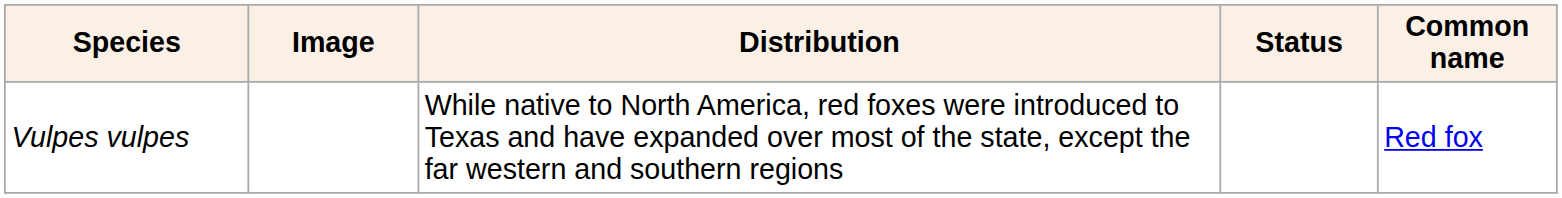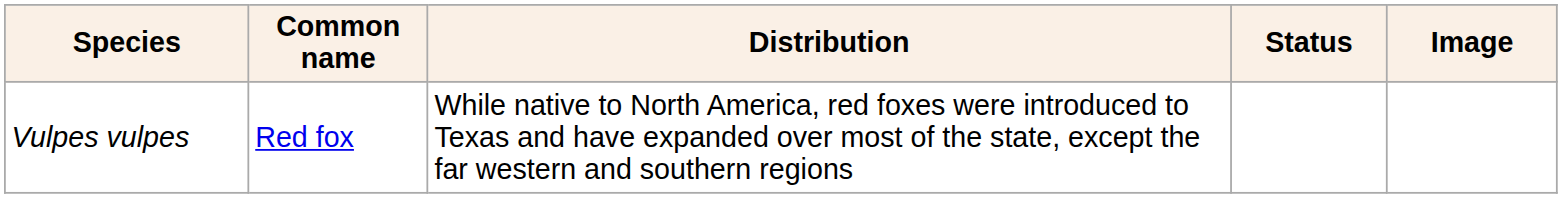columns swapped: (1467, 43) <-> (333, 43)
